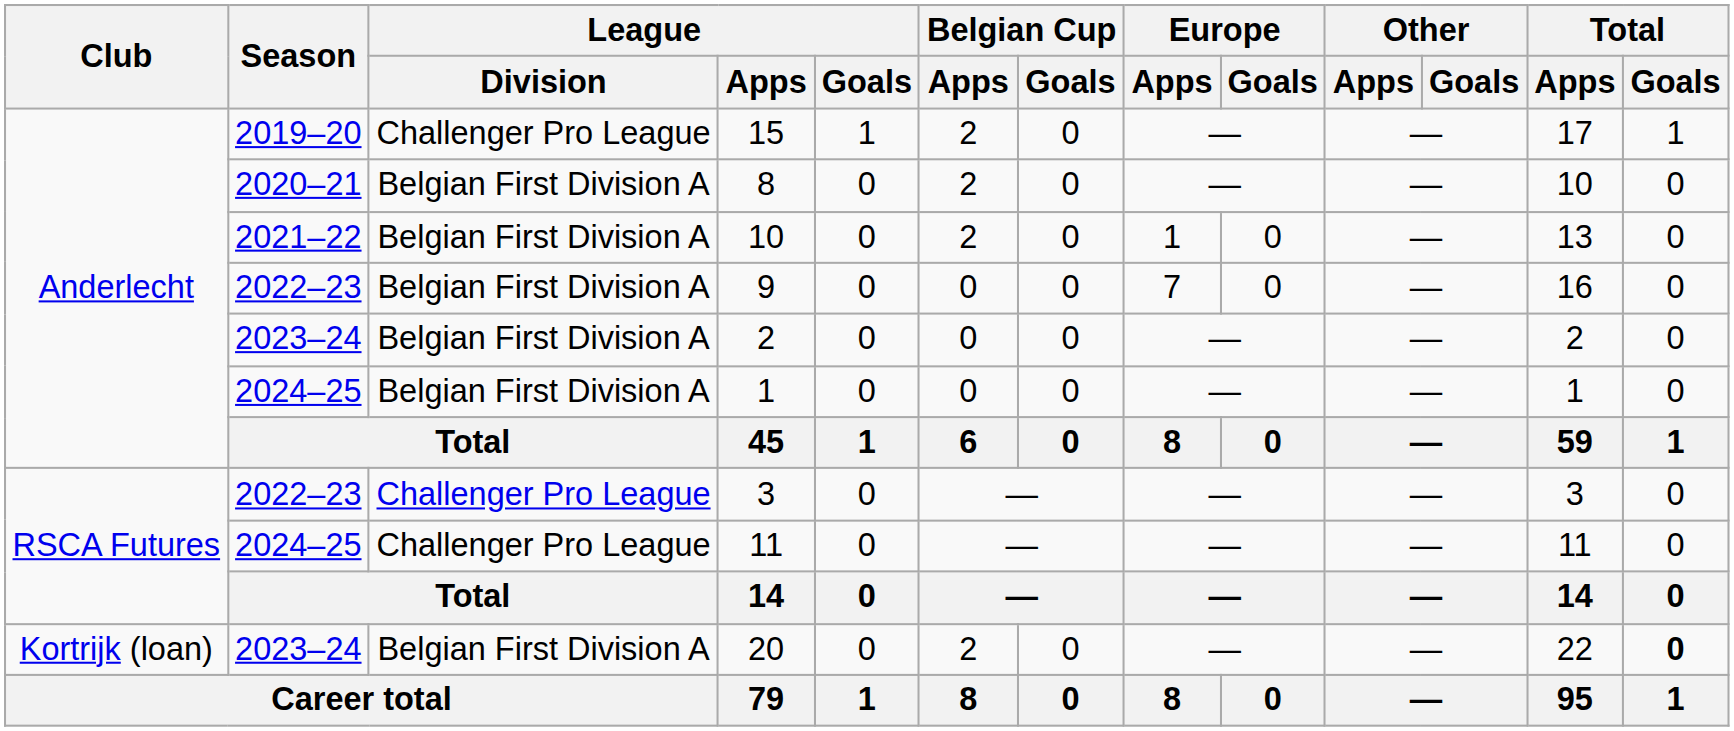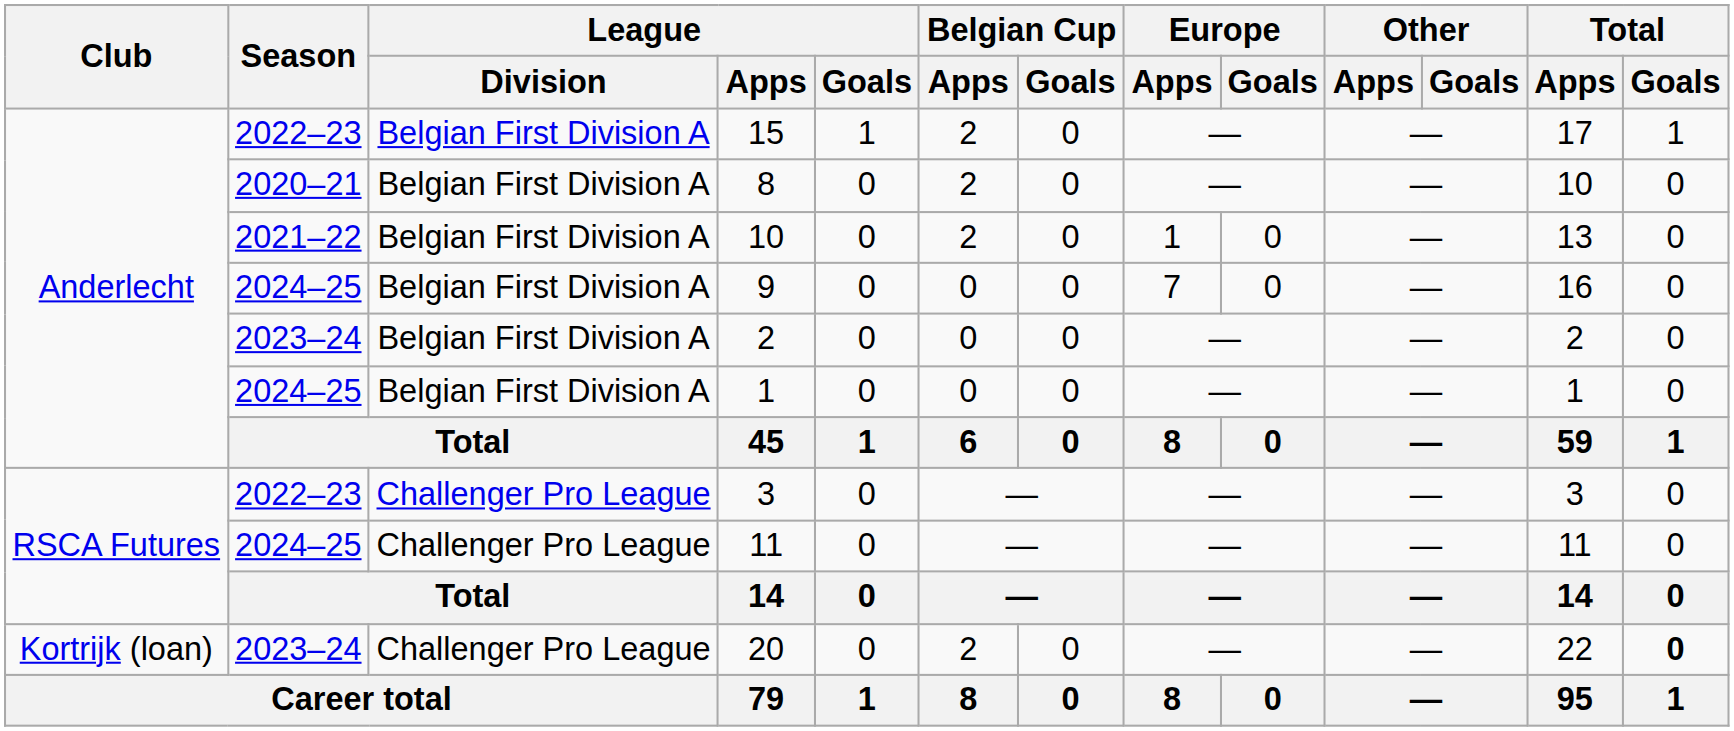(298, 133) 2019–20 -> (298, 133) 2022–23
(544, 133) Challenger Pro League -> (544, 133) Belgian First Division A
(298, 287) 2022–23 -> (298, 287) 2024–25
(544, 648) Belgian First Division A -> (544, 648) Challenger Pro League
